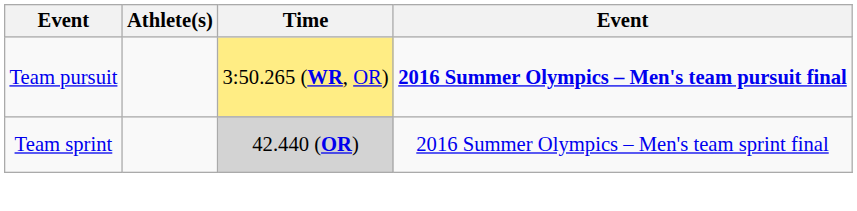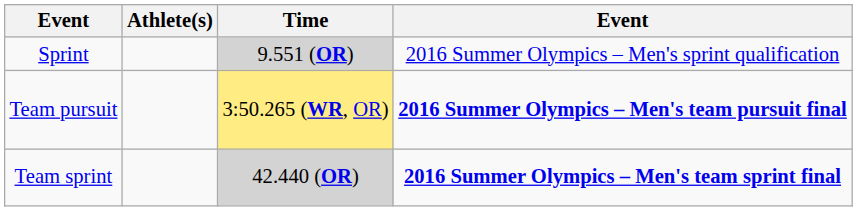+ row: (63, 53)
(623, 144) normal -> (622, 177) bold
